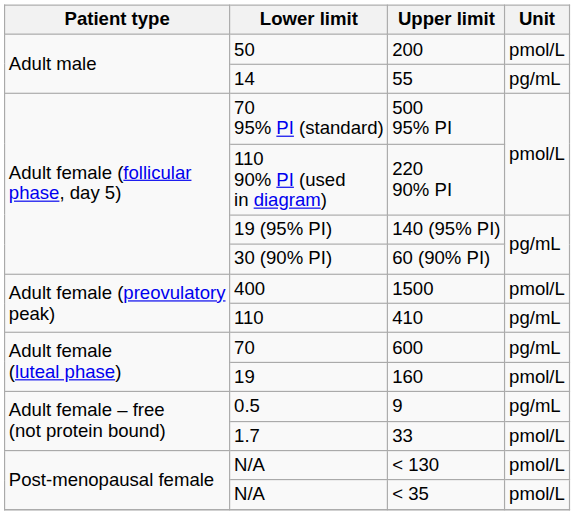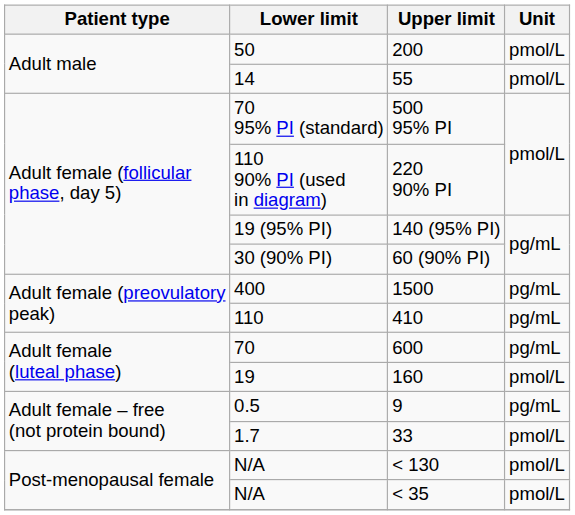(535, 78) pg/mL -> (537, 78) pmol/L
(537, 288) pmol/L -> (535, 288) pg/mL
